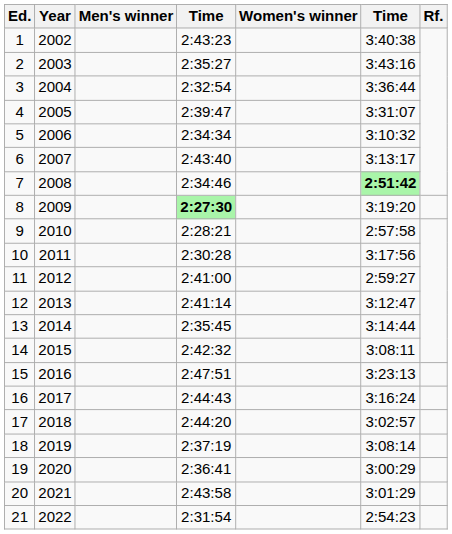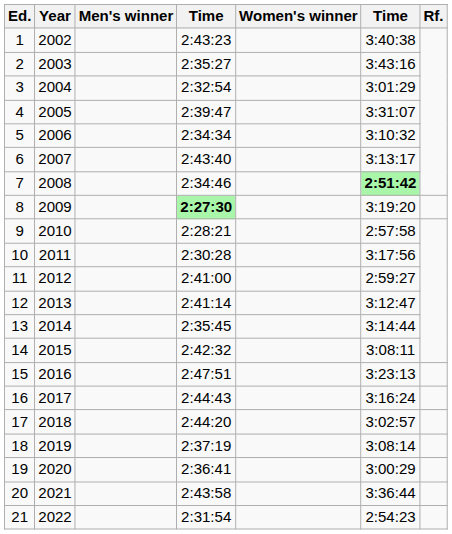(391, 87) 3:36:44 -> (391, 87) 3:01:29
(391, 493) 3:01:29 -> (391, 493) 3:36:44
